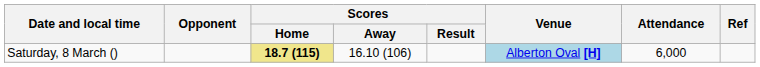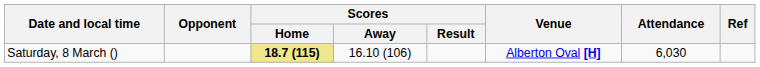(553, 53) lightblue background -> (553, 53) no background
(671, 53) 6,000 -> (671, 53) 6,030
